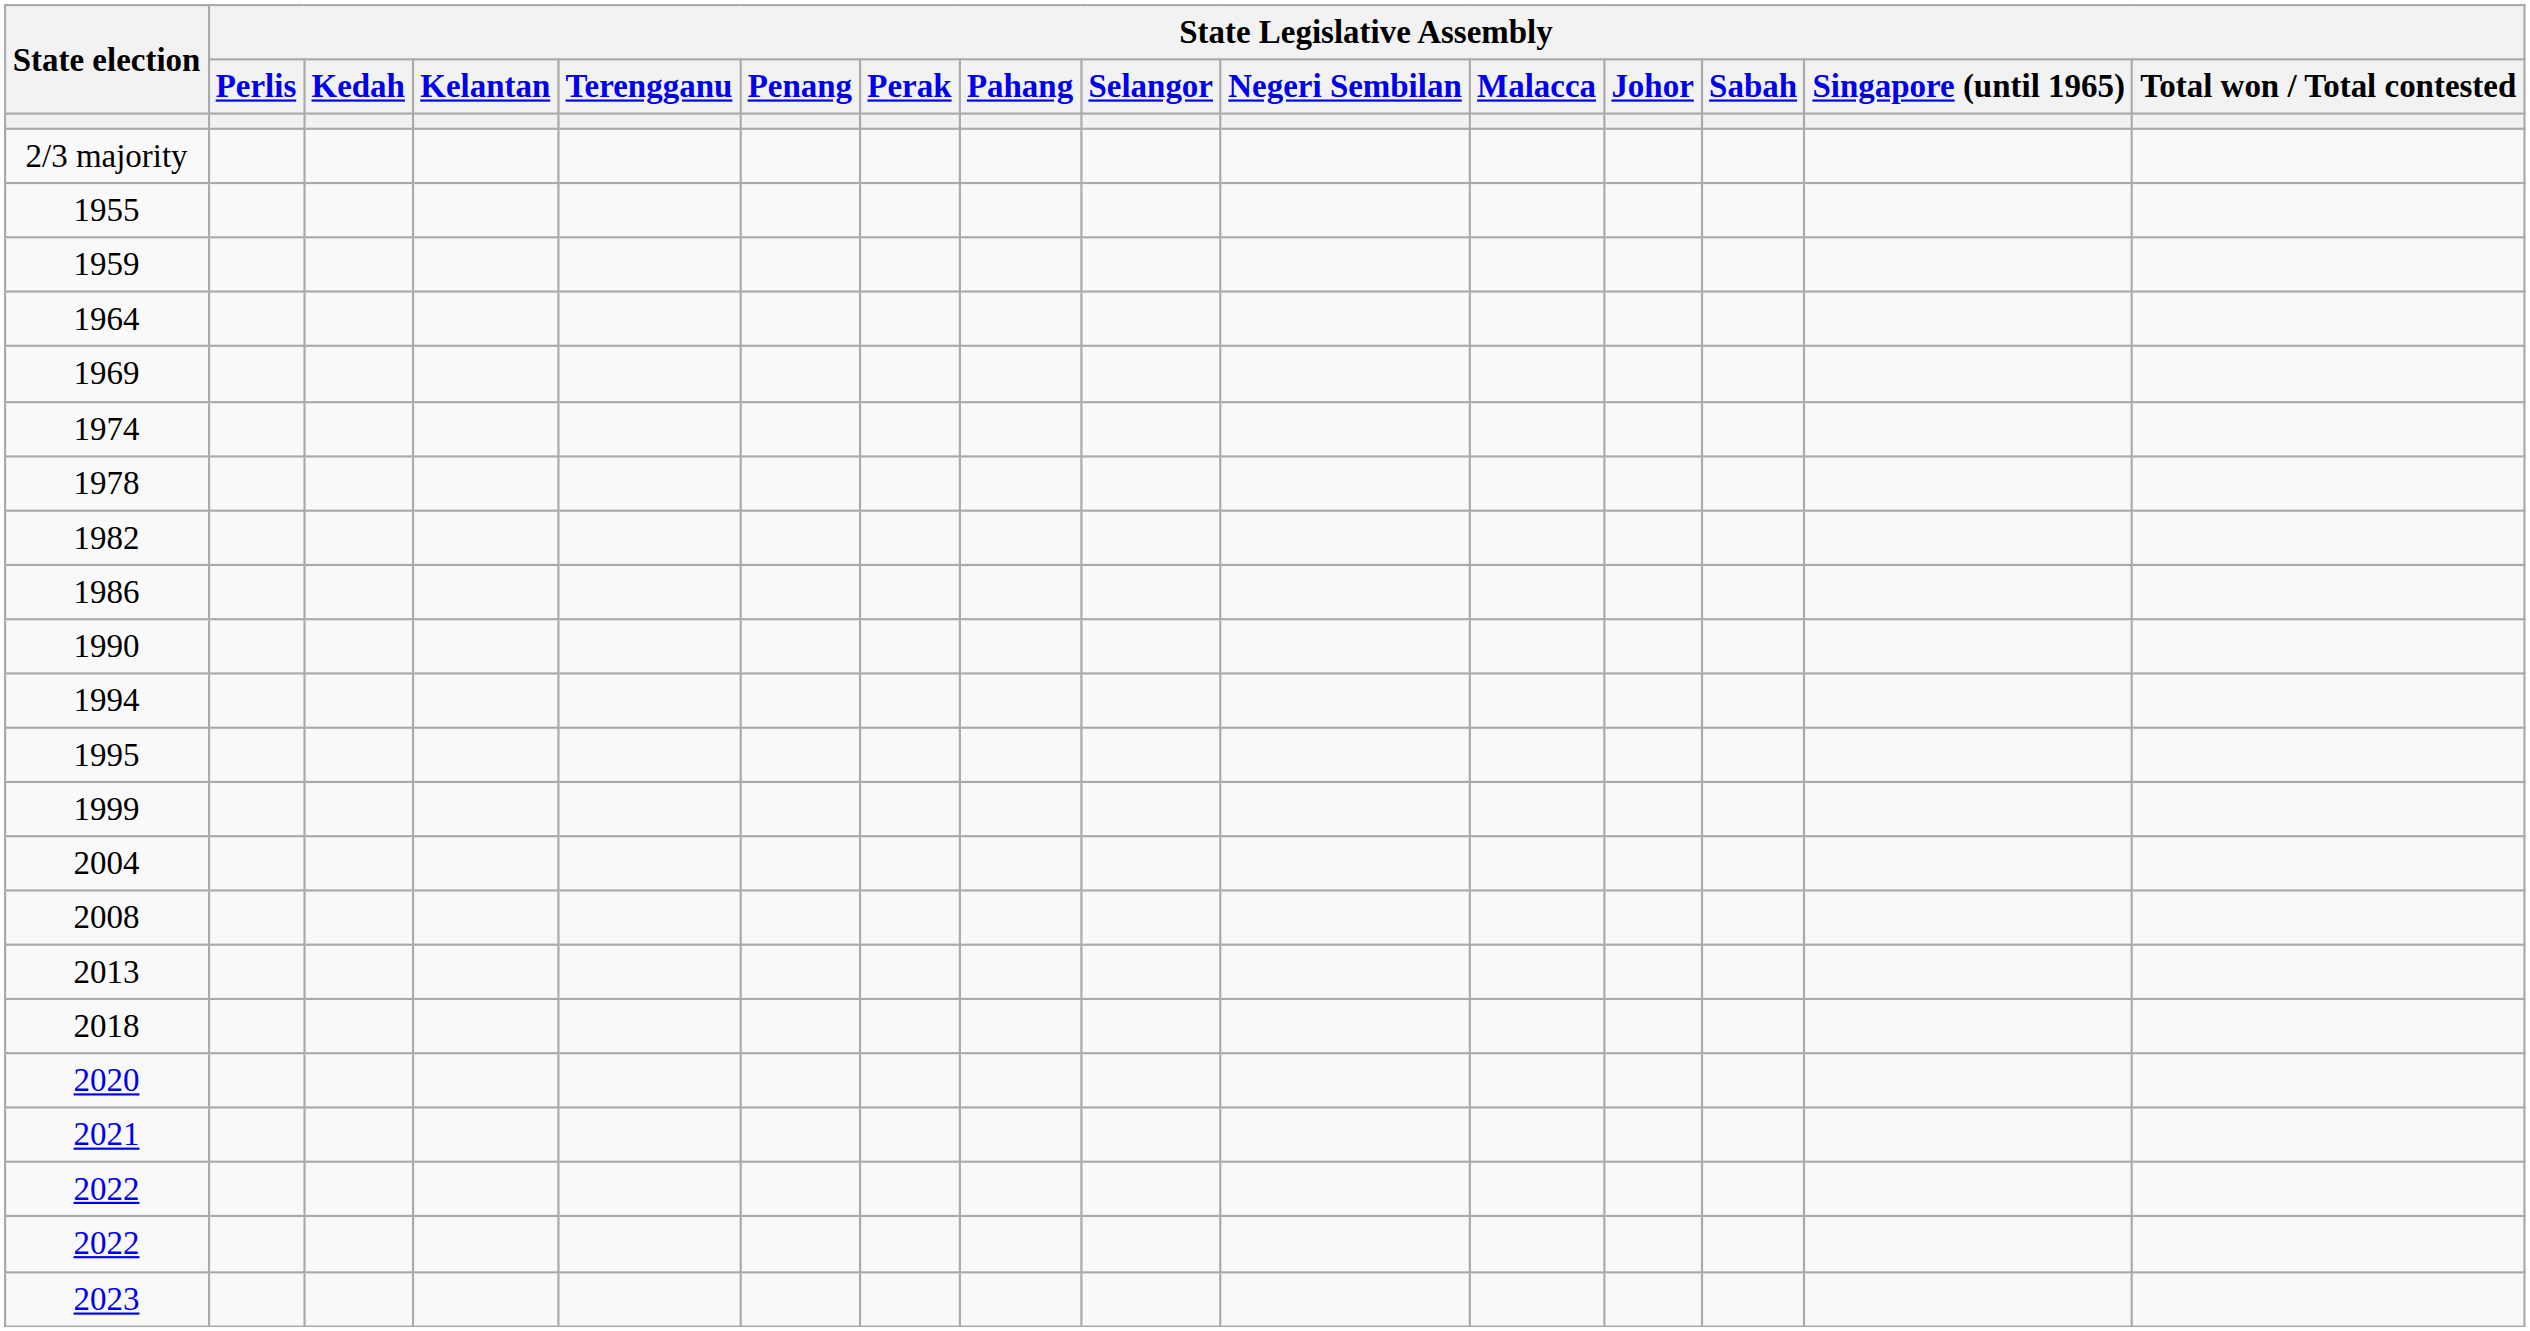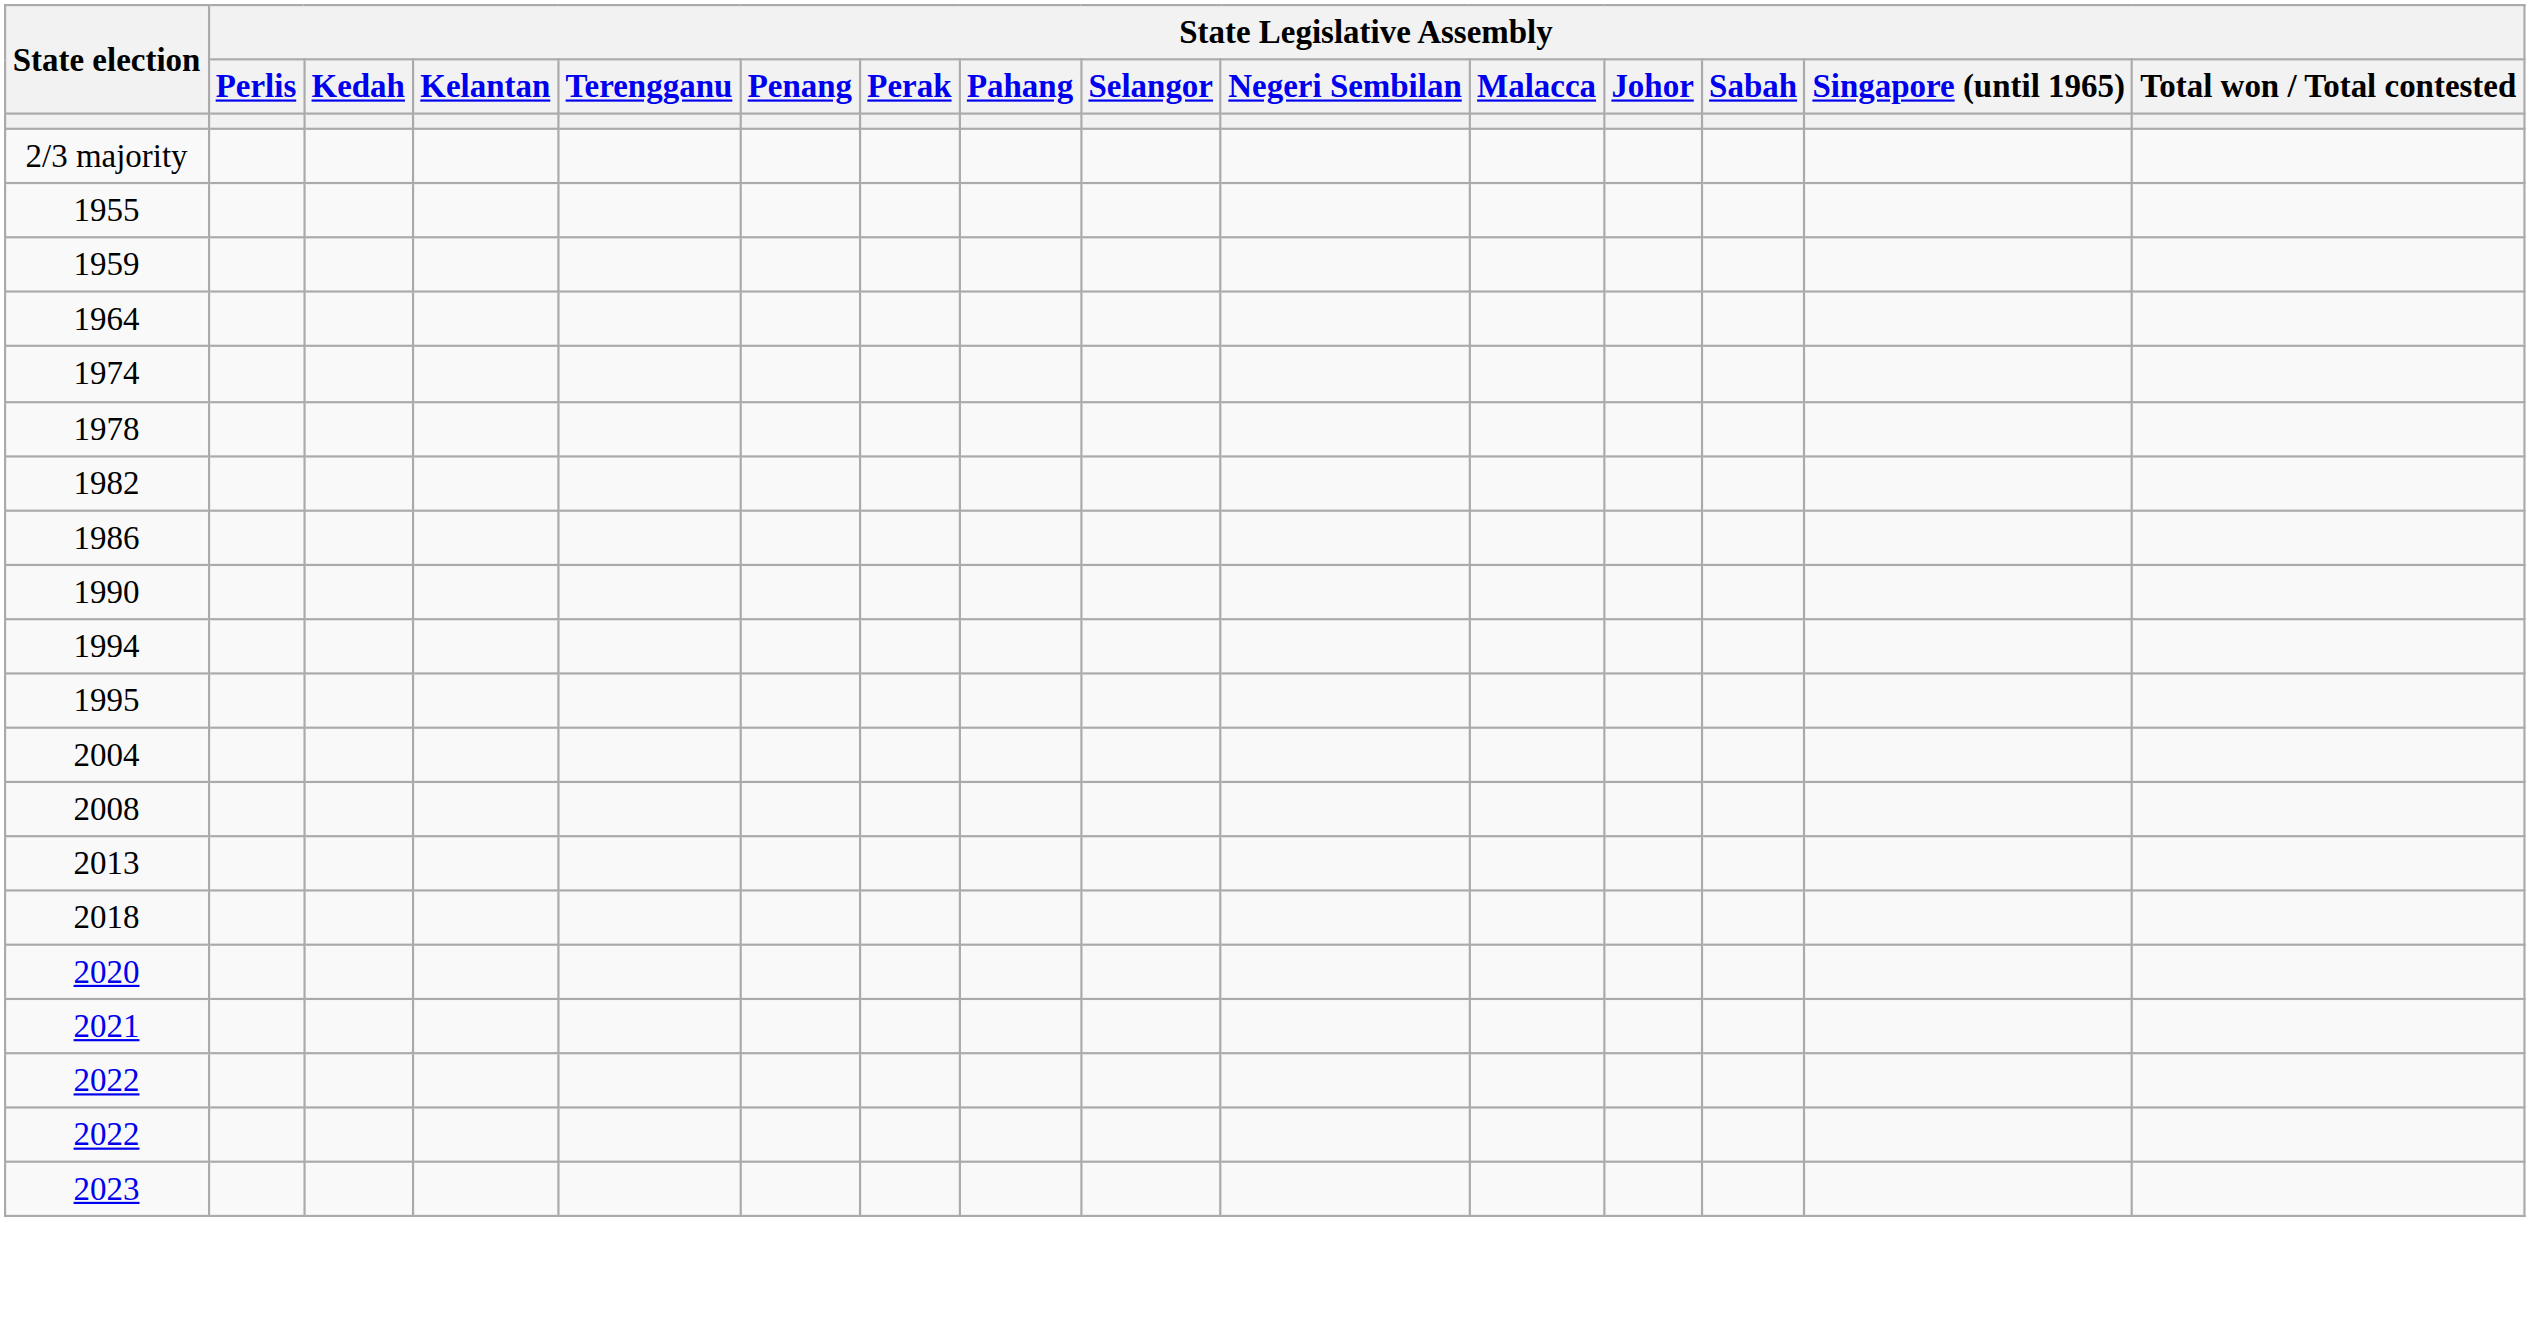- row: (107, 373)
- row: (107, 808)
